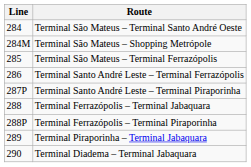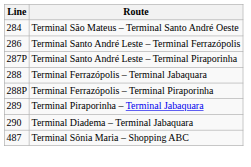- row: (123, 43)
- row: (126, 59)
+ row: (110, 138)
